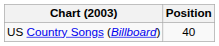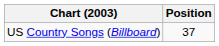(189, 32) 40 -> (189, 32) 37
